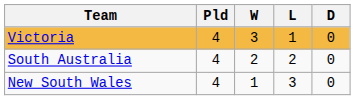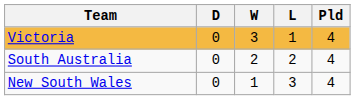columns swapped: (216, 16) <-> (331, 16)
